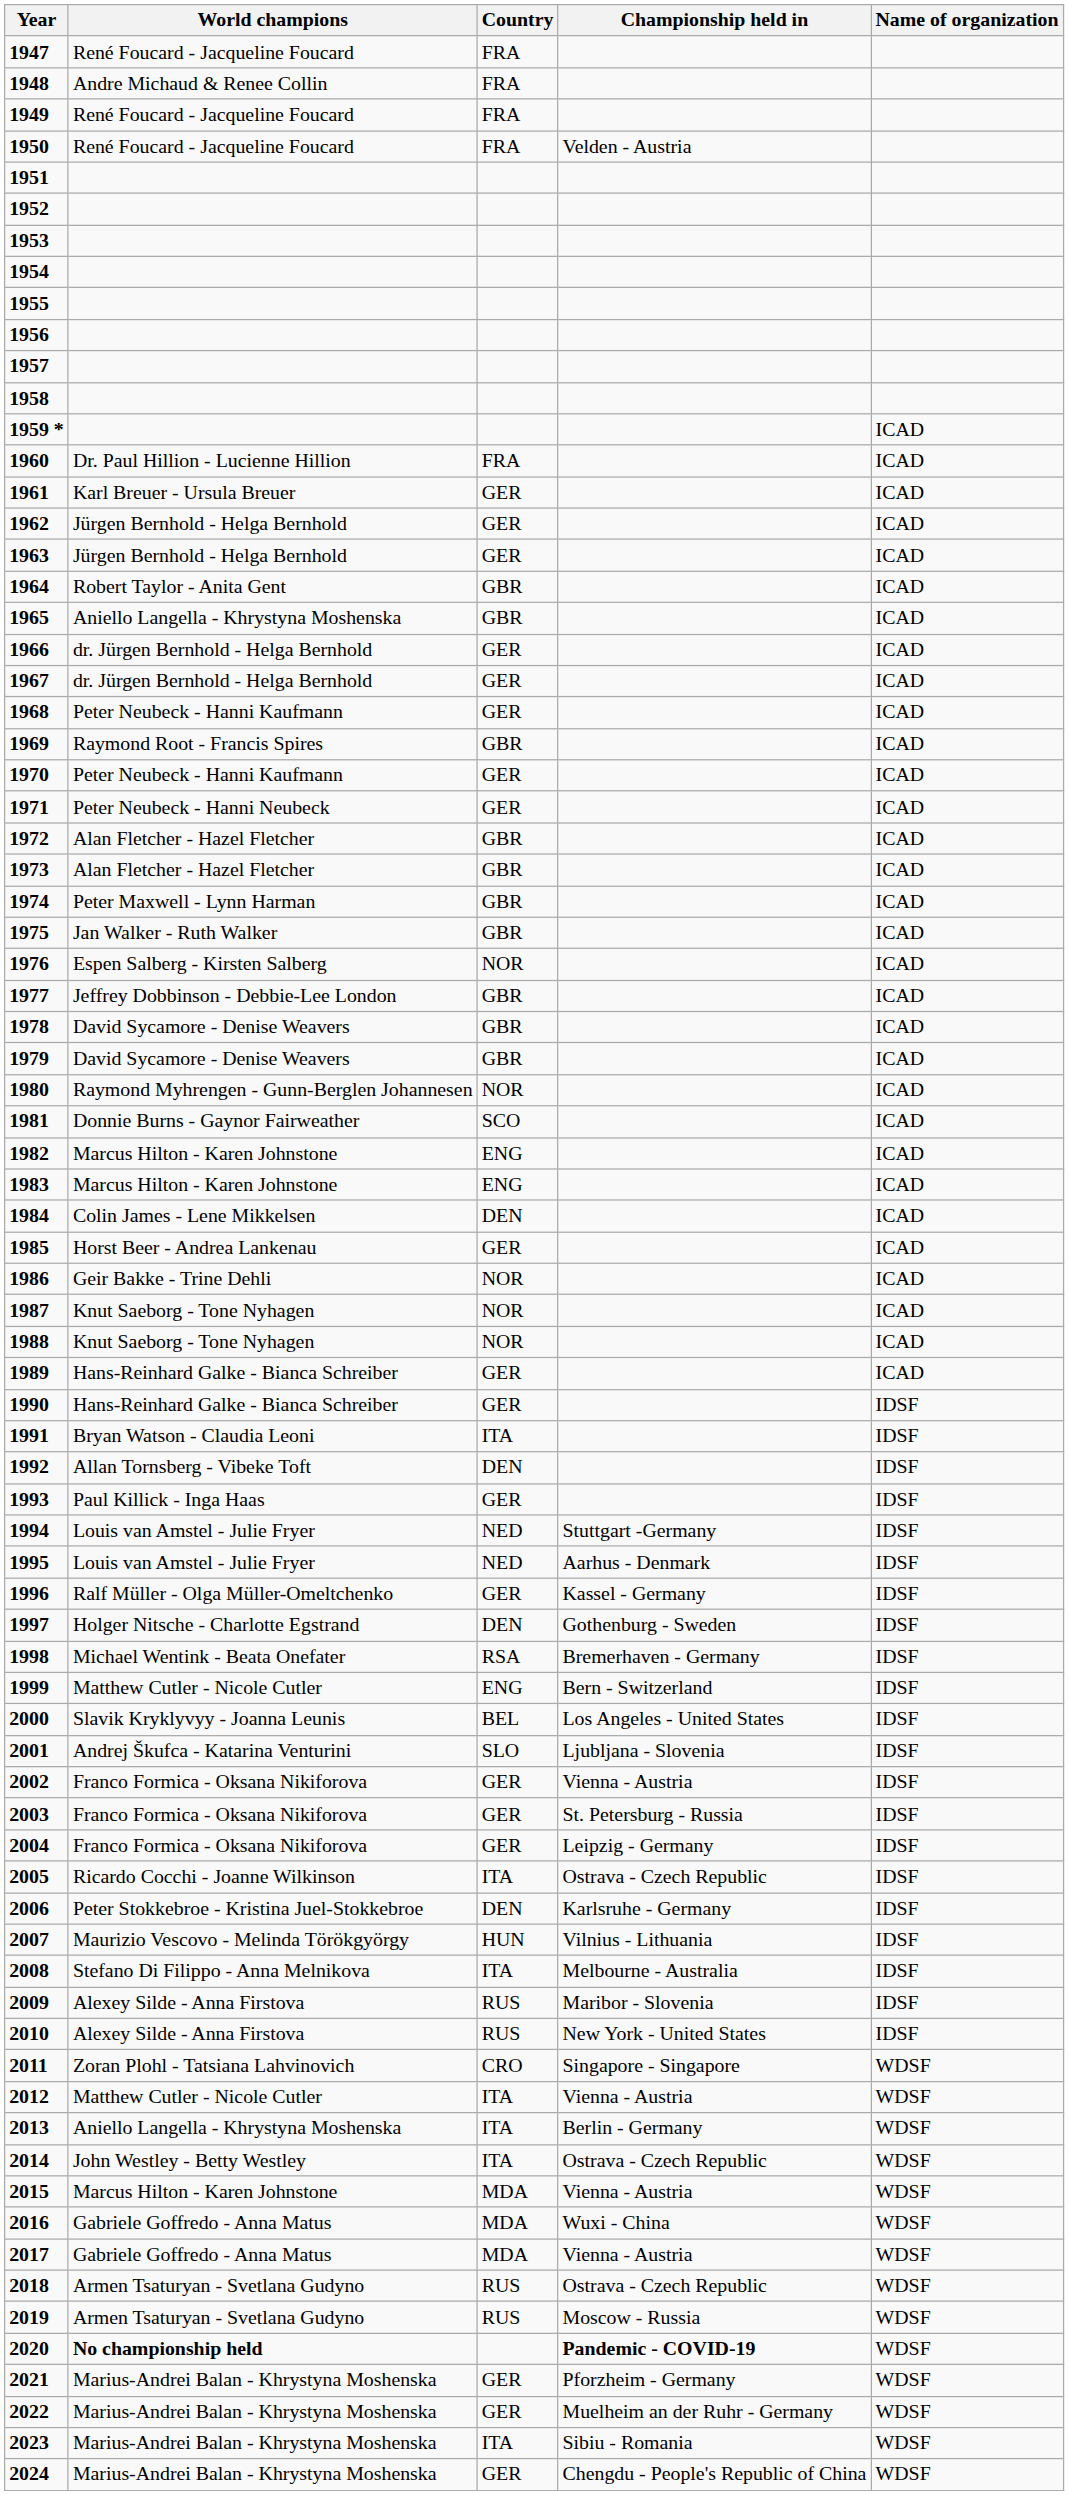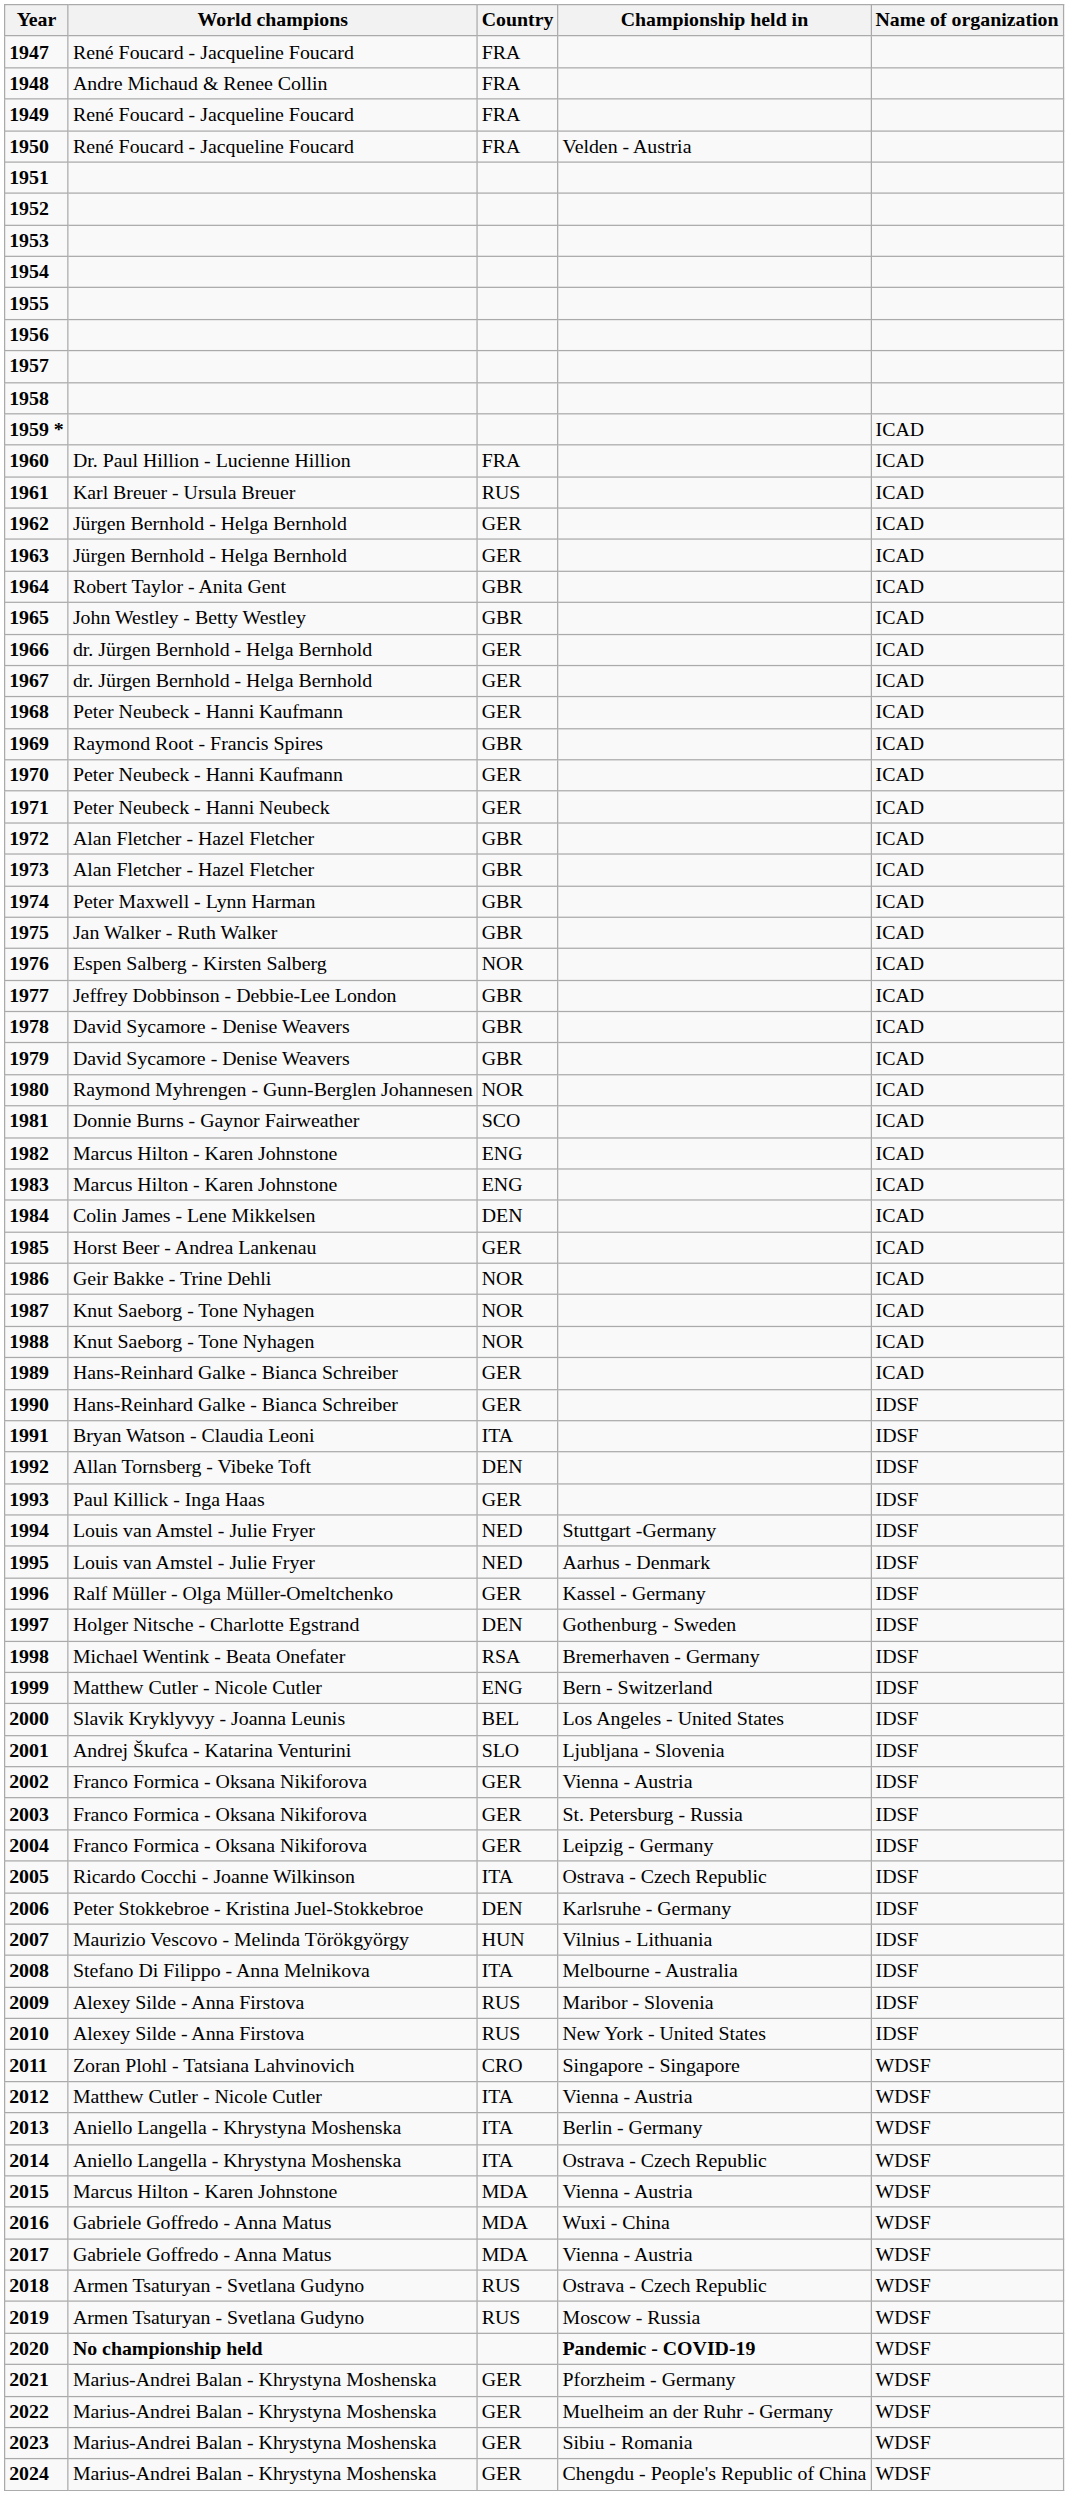(502, 492) GER -> (501, 492) RUS
(237, 618) Aniello Langella - Khrystyna Moshenska -> (189, 618) John Westley - Betty Westley
(189, 2159) John Westley - Betty Westley -> (237, 2159) Aniello Langella - Khrystyna Moshenska
(497, 2443) ITA -> (502, 2443) GER
